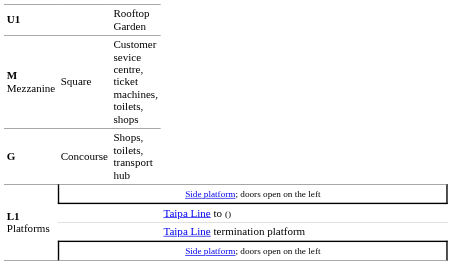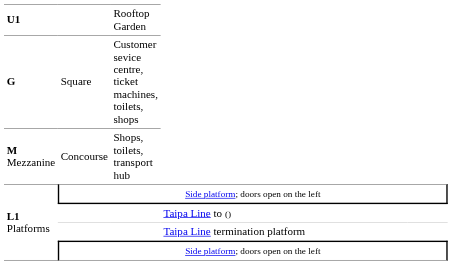(31, 82) M Mezzanine -> (11, 82) G
(11, 156) G -> (31, 156) M Mezzanine
